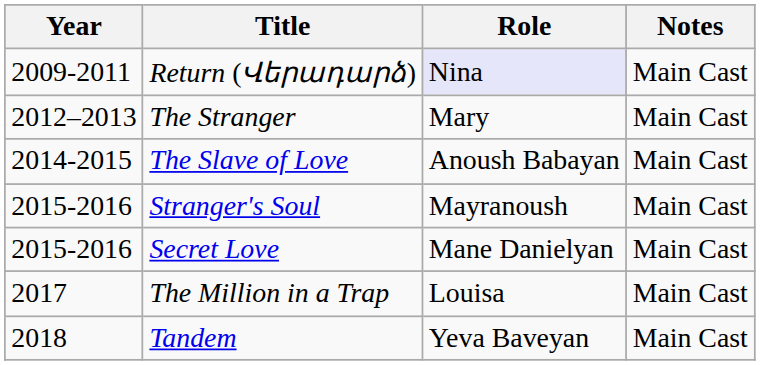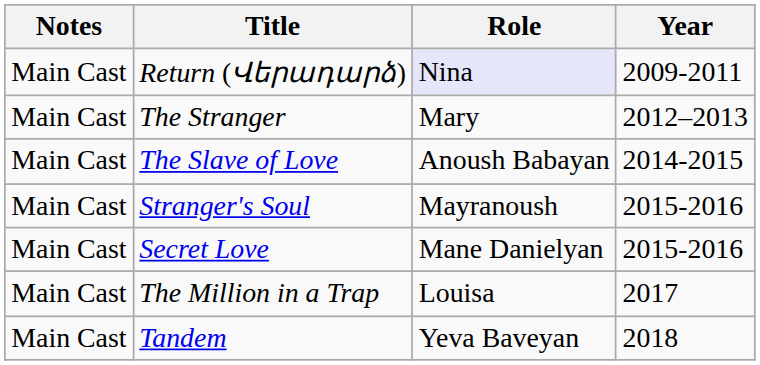columns swapped: (74, 26) <-> (690, 26)
